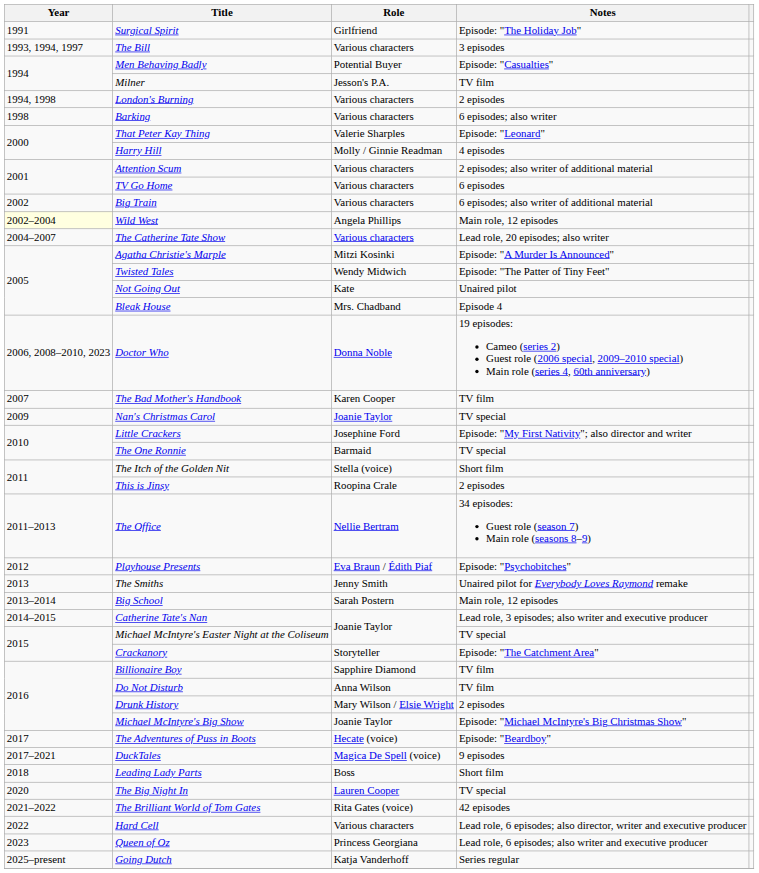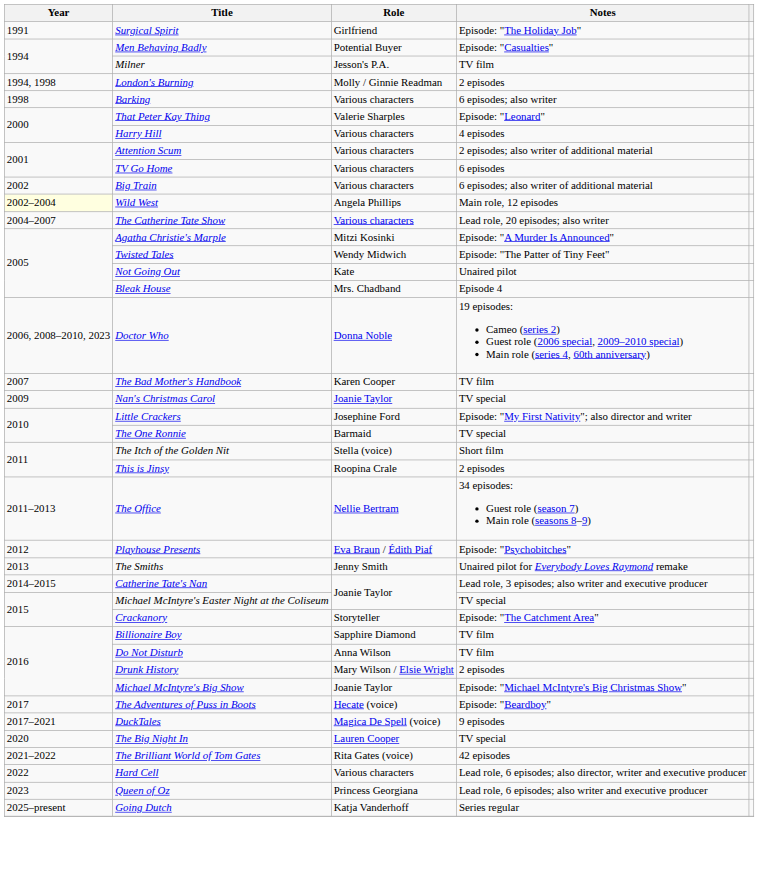- row: (133, 47)
(374, 99) Various characters -> (388, 82) Molly / Ginnie Readman
(388, 151) Molly / Ginnie Readman -> (374, 133) Various characters
- row: (139, 600)
- row: (158, 773)
